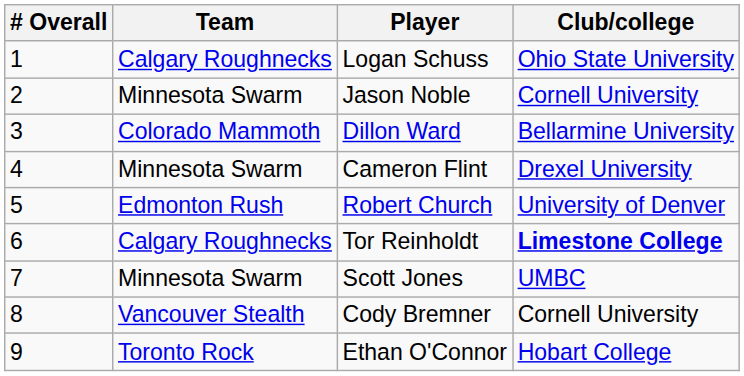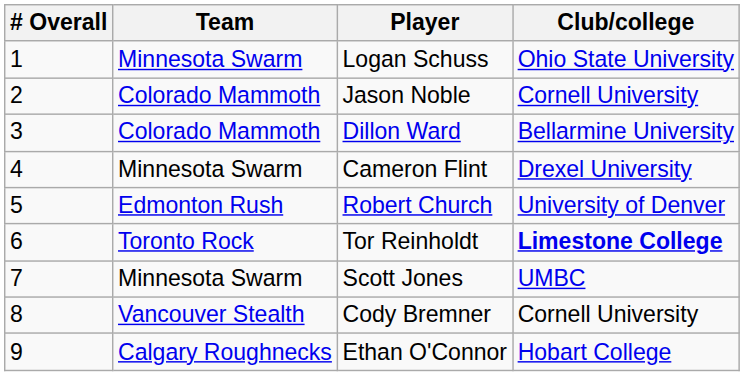(225, 59) Calgary Roughnecks -> (210, 59) Minnesota Swarm
(210, 95) Minnesota Swarm -> (219, 95) Colorado Mammoth
(225, 242) Calgary Roughnecks -> (186, 242) Toronto Rock
(186, 351) Toronto Rock -> (225, 351) Calgary Roughnecks
